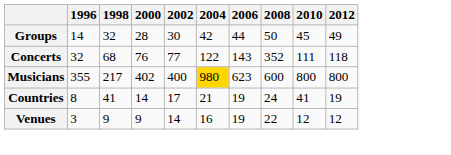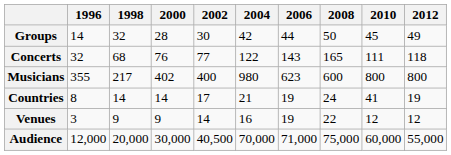(274, 56) 352 -> (333, 56) 165
(209, 77) gold background -> (249, 77) no background
(109, 98) 41 -> (119, 98) 14
+ row: (36, 139)
